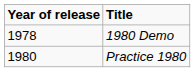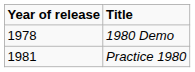(22, 56) 1980 -> (22, 56) 1981
